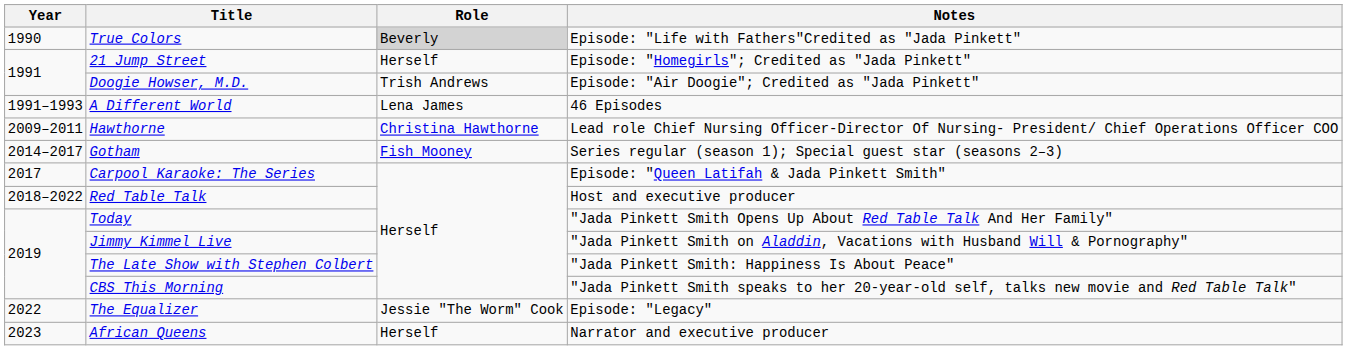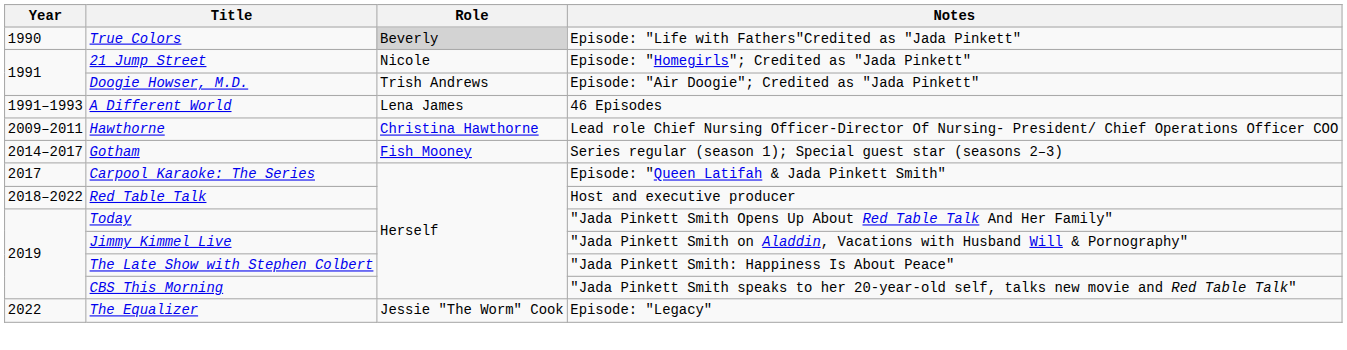(409, 61) Herself -> (405, 61) Nicole
- row: (148, 333)
